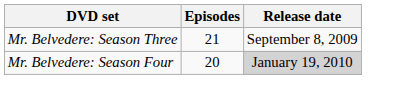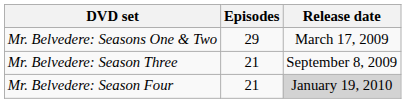+ row: (113, 39)
(212, 62) 20 -> (252, 86) 21
